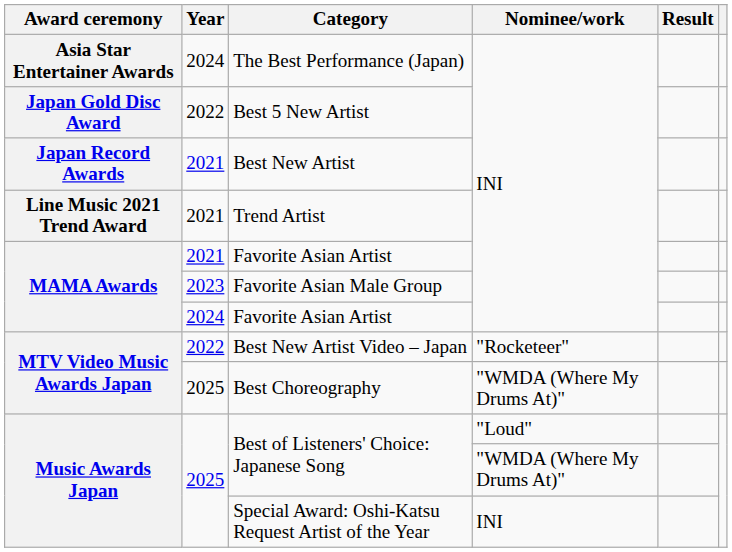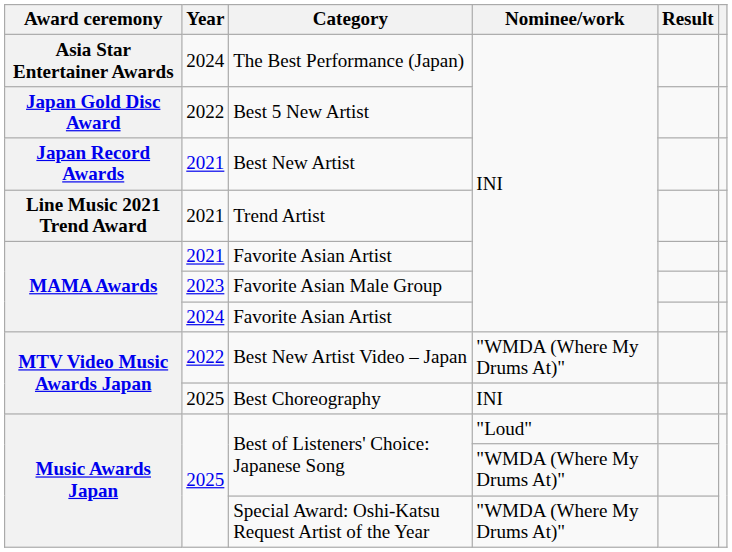(523, 346) "Rocketeer" -> (557, 357) "WMDA (Where My Drums At)"
(557, 387) "WMDA (Where My Drums At)" -> (490, 398) INI
(490, 521) INI -> (557, 521) "WMDA (Where My Drums At)"
